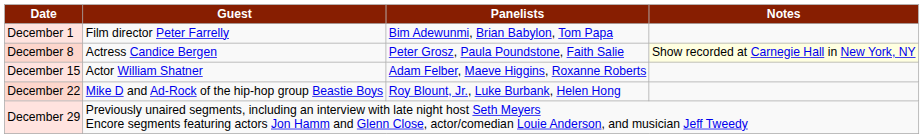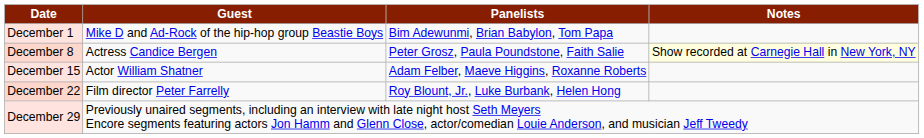(157, 33) Film director Peter Farrelly -> (234, 33) Mike D and Ad-Rock of the hip-hop group Beastie Boys
(234, 91) Mike D and Ad-Rock of the hip-hop group Beastie Boys -> (157, 91) Film director Peter Farrelly
